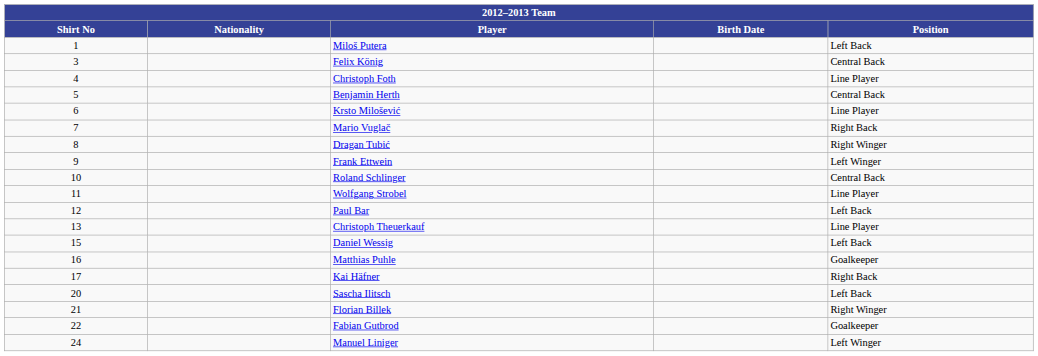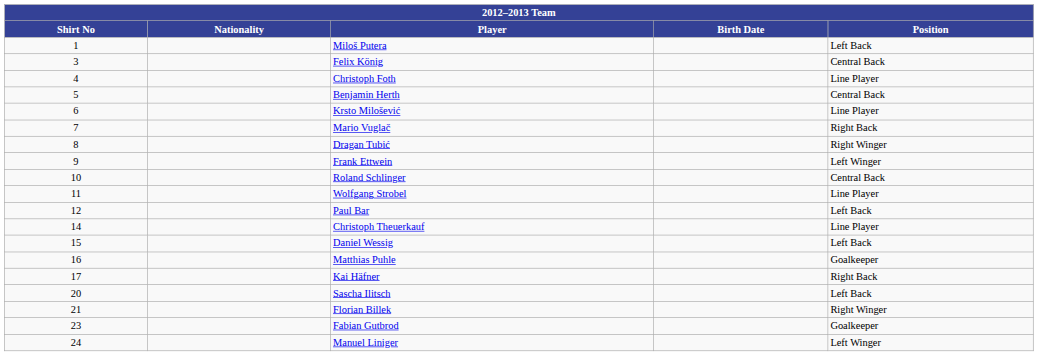(76, 227) 13 -> (76, 227) 14
(76, 326) 22 -> (76, 326) 23
